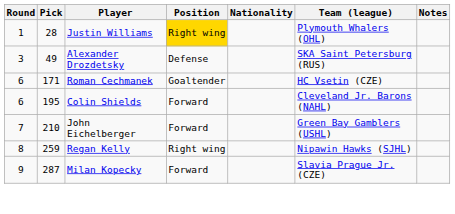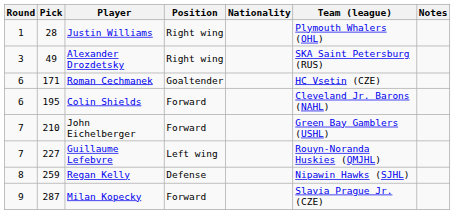(197, 33) gold background -> (195, 33) no background
(188, 59) Defense -> (195, 59) Right wing
+ row: (93, 154)
(197, 149) Right wing -> (186, 175) Defense
